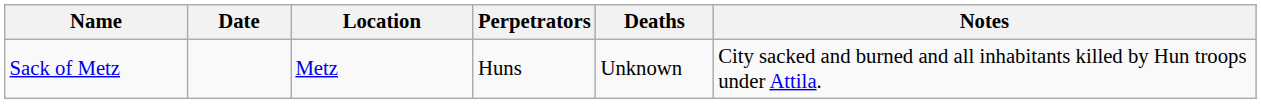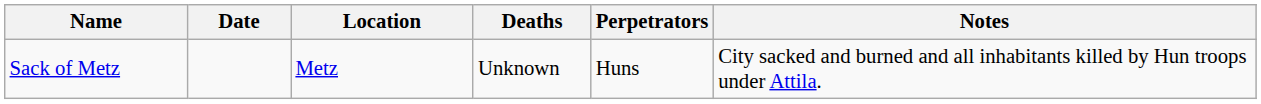columns swapped: (654, 21) <-> (534, 21)
